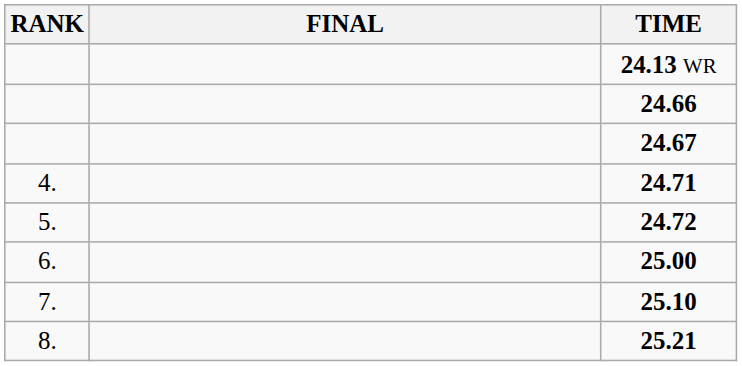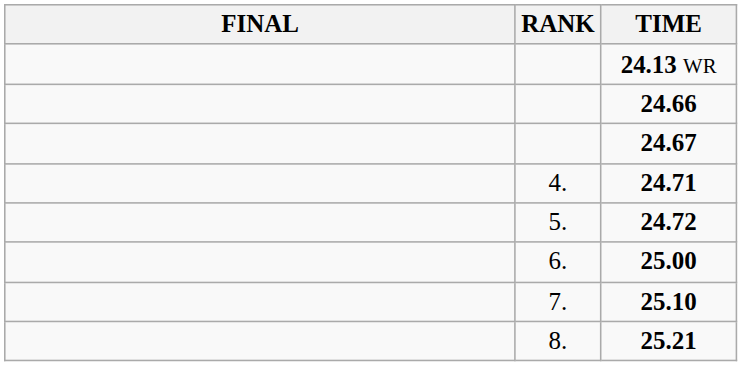columns swapped: (47, 24) <-> (345, 24)
